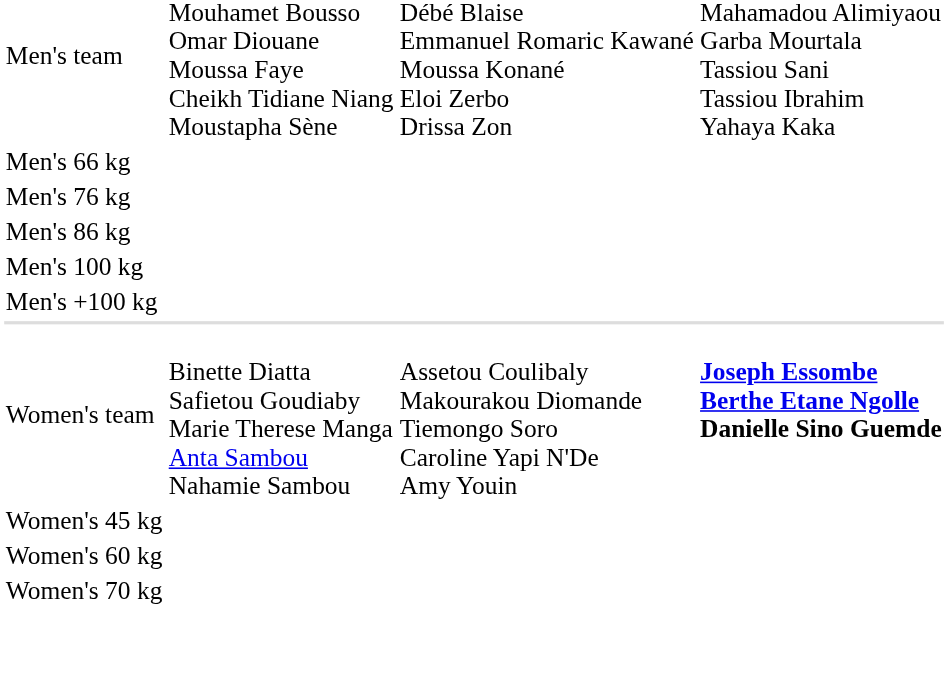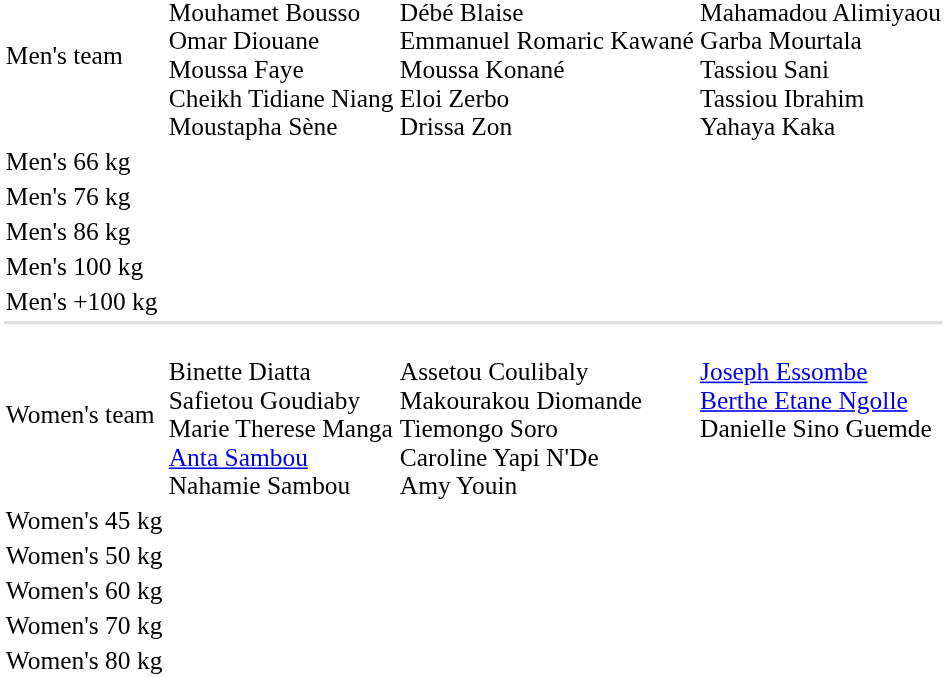(821, 400) bold -> (816, 400) normal
+ row: (84, 556)
+ row: (84, 661)
